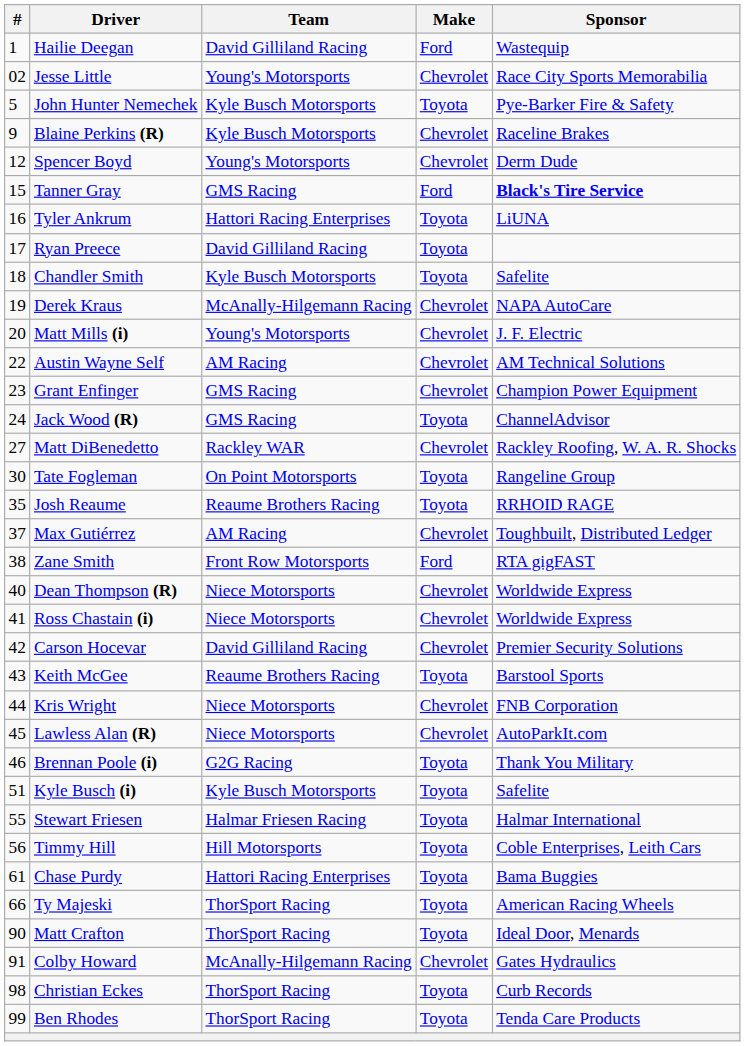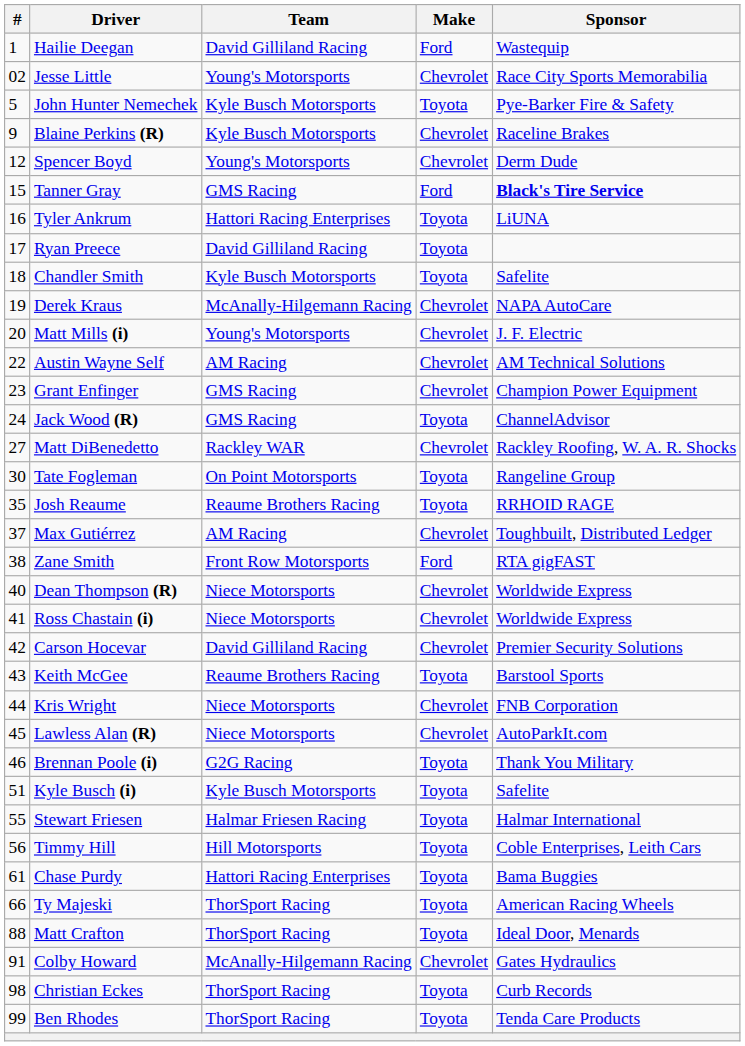(17, 933) 90 -> (17, 933) 88
